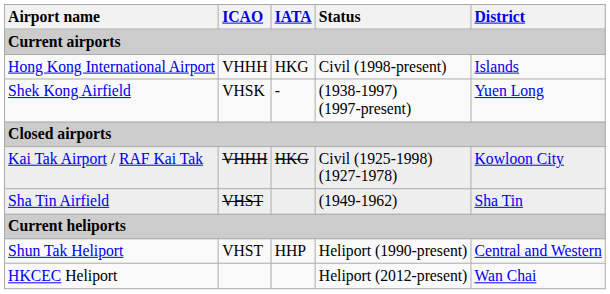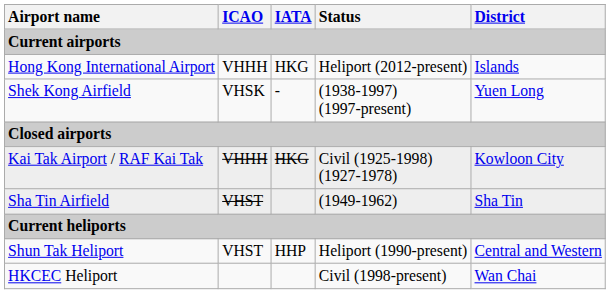(383, 66) Civil (1998-present) -> (393, 66) Heliport (2012-present)
(393, 276) Heliport (2012-present) -> (383, 276) Civil (1998-present)
